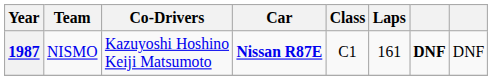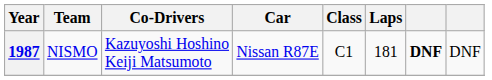(279, 52) bold -> (278, 52) normal
(389, 52) 161 -> (386, 52) 181
